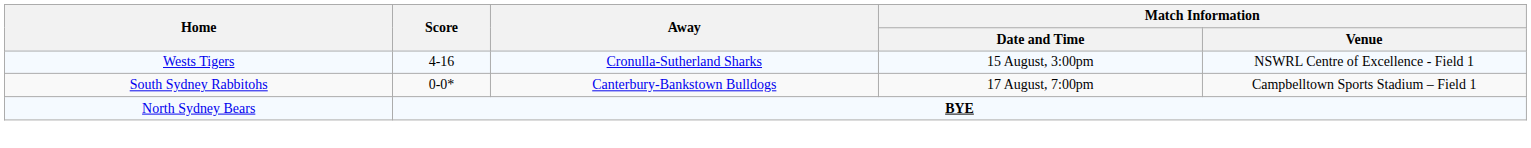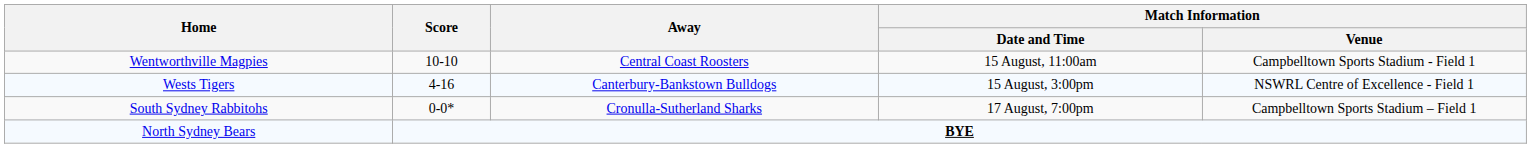+ row: (199, 62)
(684, 62) Cronulla-Sutherland Sharks -> (684, 85) Canterbury-Bankstown Bulldogs
(684, 85) Canterbury-Bankstown Bulldogs -> (684, 108) Cronulla-Sutherland Sharks
